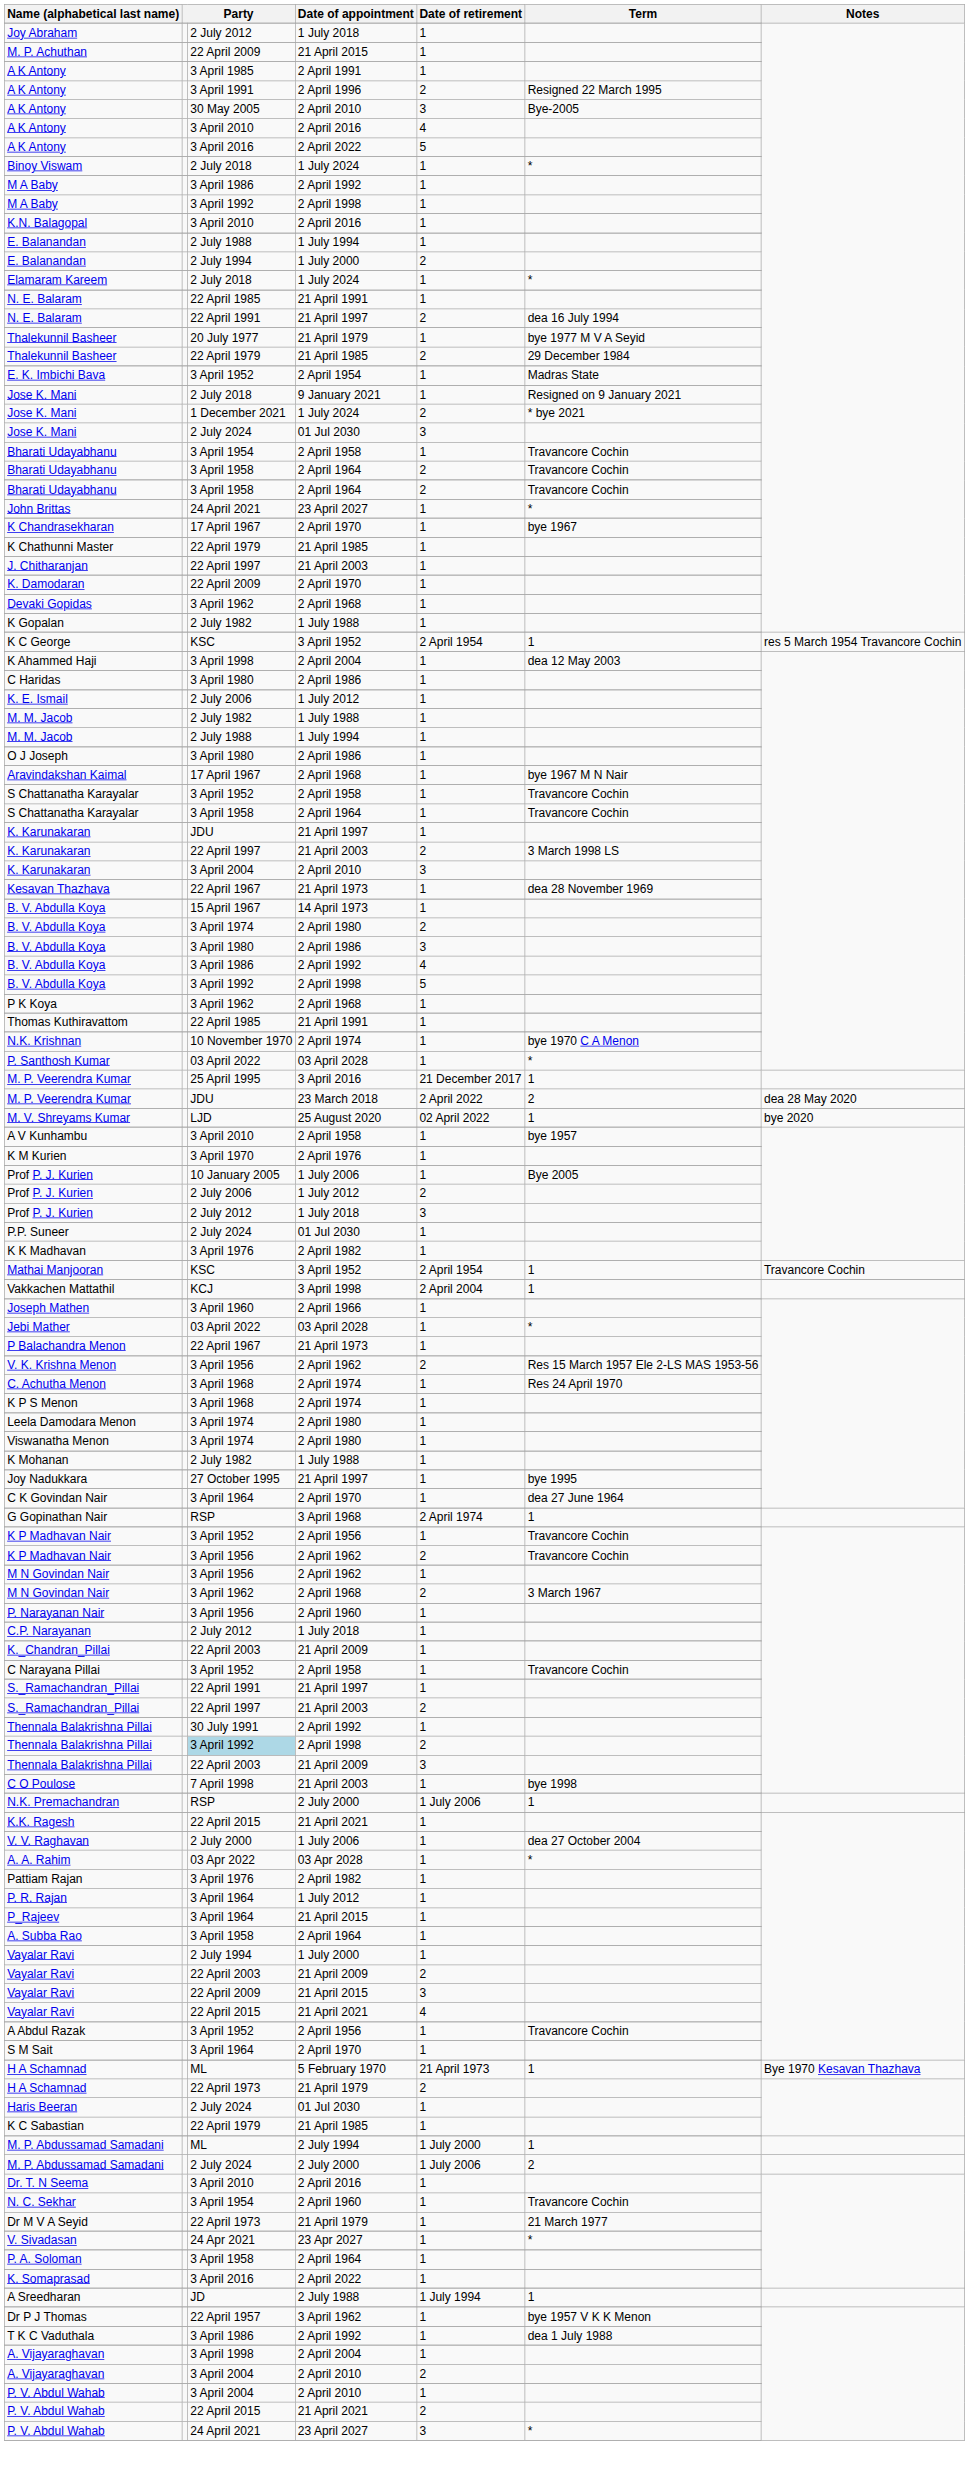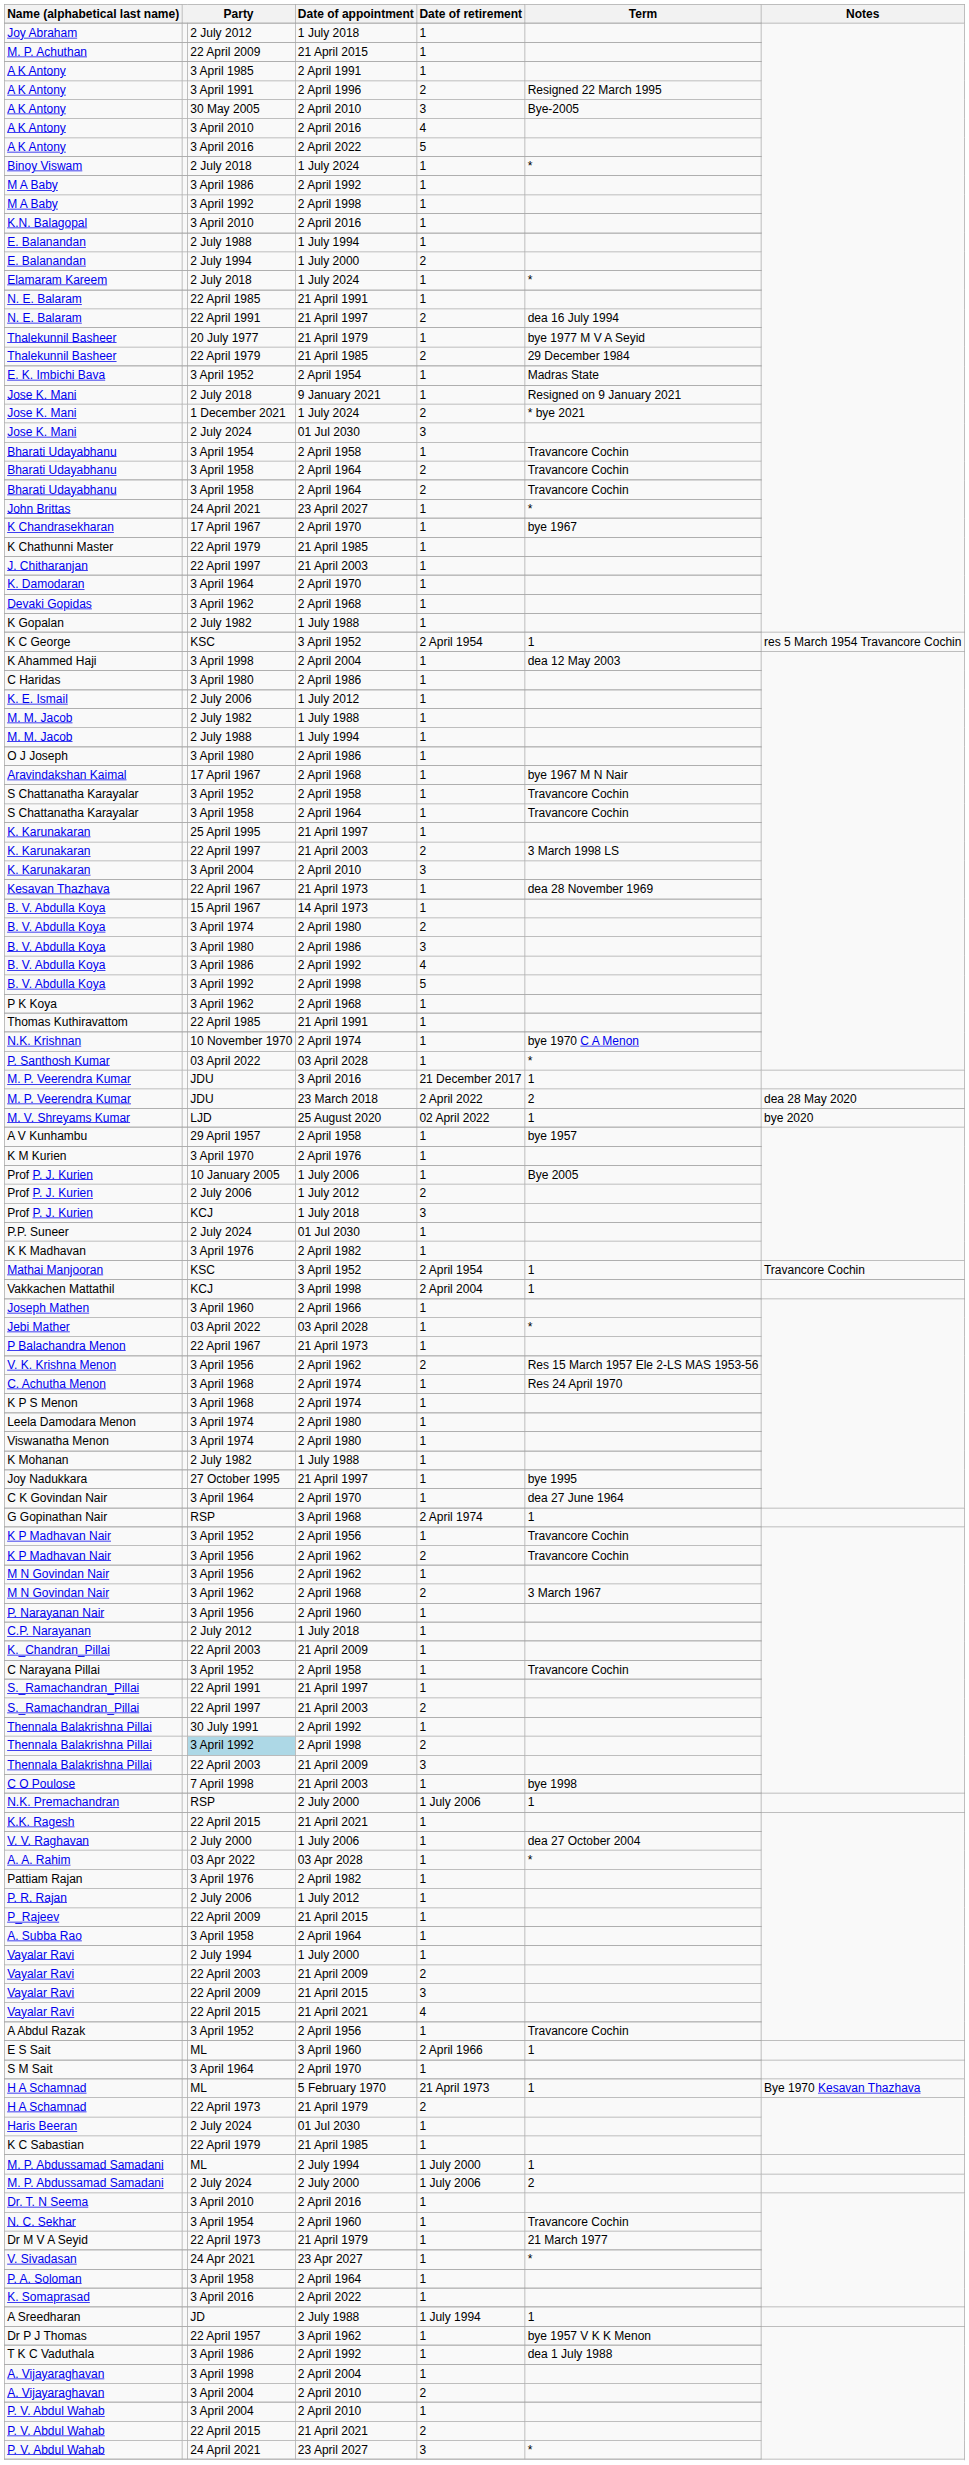(225, 584) 22 April 2009 -> (222, 584) 3 April 1964
(202, 832) JDU -> (225, 832) 25 April 1995
(225, 1079) 25 April 1995 -> (202, 1079) JDU
(222, 1136) 3 April 2010 -> (225, 1136) 29 April 1957
(221, 1212) 2 July 2012 -> (202, 1212) KCJ
(222, 1898) 3 April 1964 -> (221, 1898) 2 July 2006
(222, 1917) 3 April 1964 -> (225, 1917) 22 April 2009
+ row: (29, 2050)
